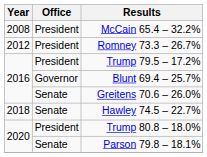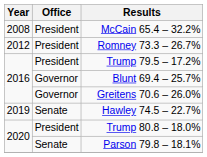(51, 95) Senate -> (56, 95) Governor
(18, 111) 2018 -> (18, 111) 2019
